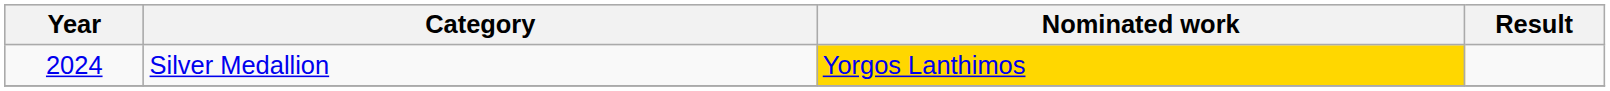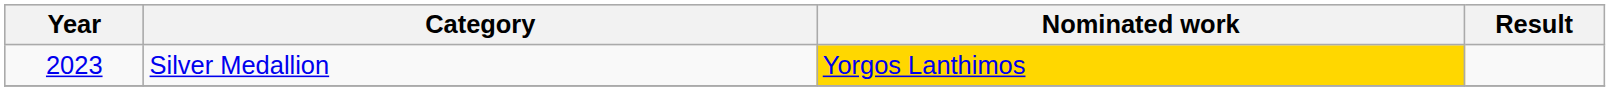(74, 65) 2024 -> (74, 65) 2023
